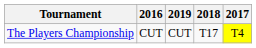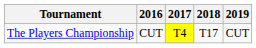columns swapped: (237, 14) <-> (180, 14)
